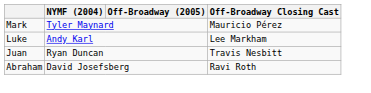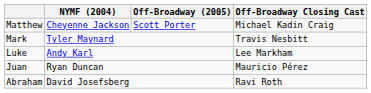+ row: (24, 25)
(246, 25) Mauricio Pérez -> (272, 39) Travis Nesbitt
(246, 53) Travis Nesbitt -> (272, 67) Mauricio Pérez
